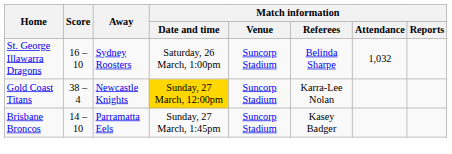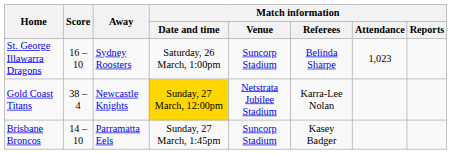(380, 59) 1,032 -> (380, 59) 1,023
(260, 94) Suncorp Stadium -> (260, 100) Netstrata Jubilee Stadium
